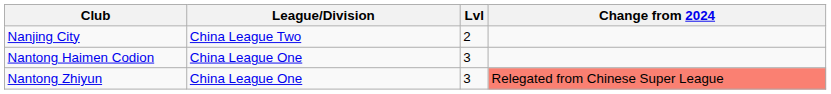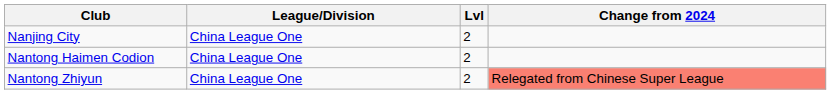(246, 37) China League Two -> (246, 37) China League One
(467, 58) 3 -> (467, 58) 2
(467, 79) 3 -> (467, 79) 2
